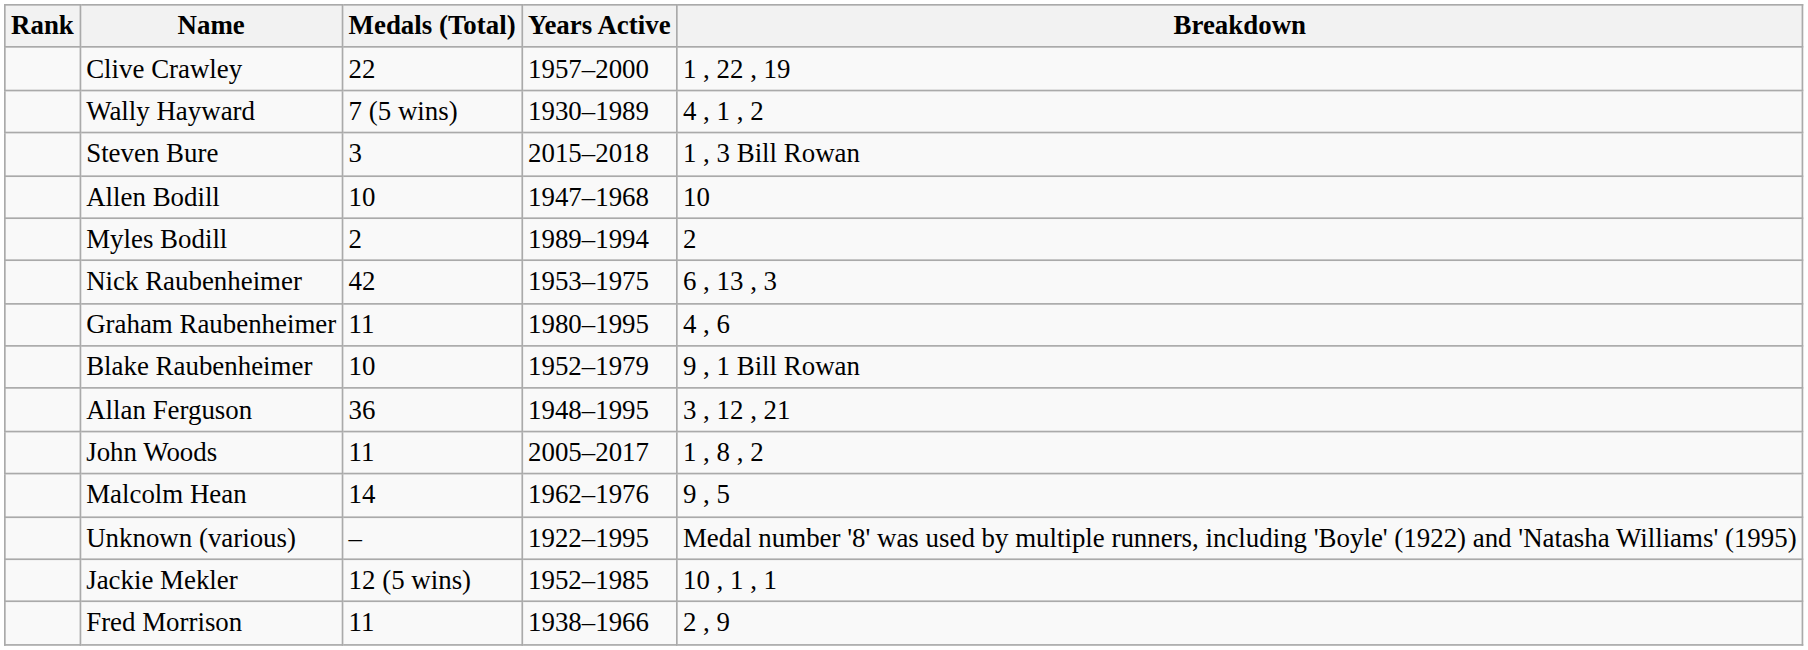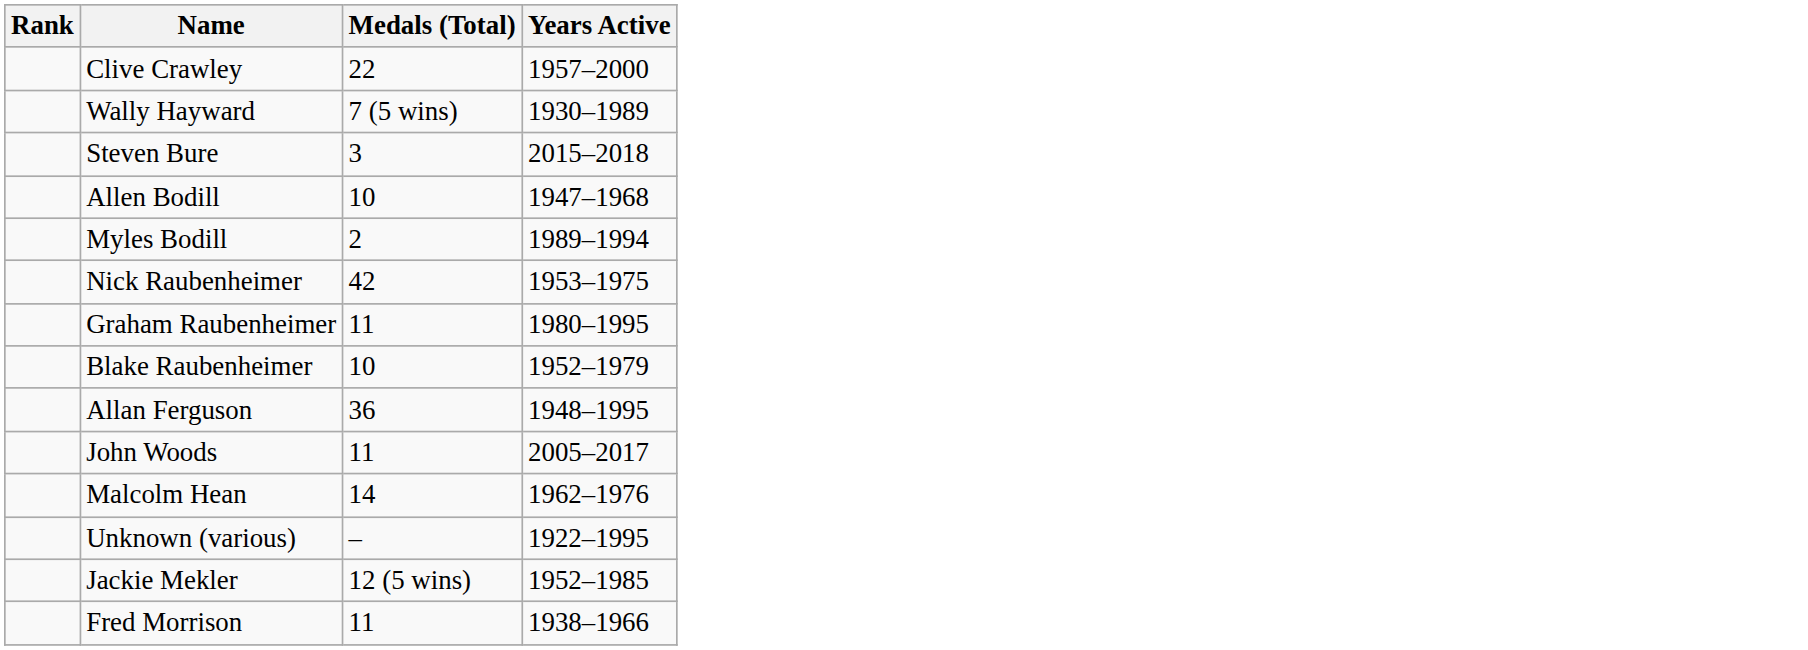- column: (1240, 25)
